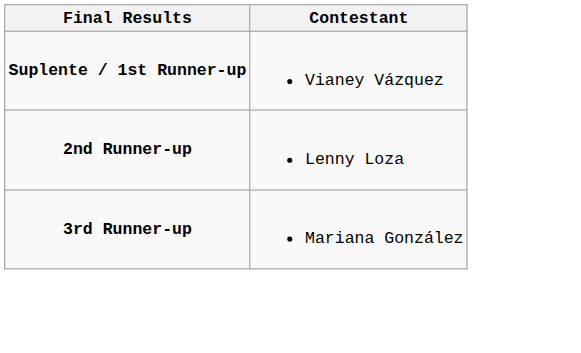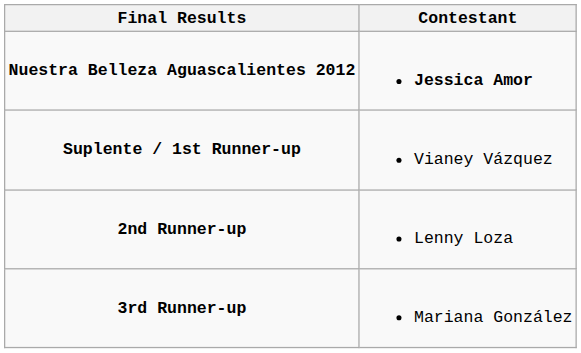+ row: (182, 71)
